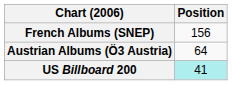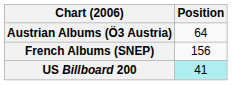rows swapped: (90, 51) <-> (90, 32)
